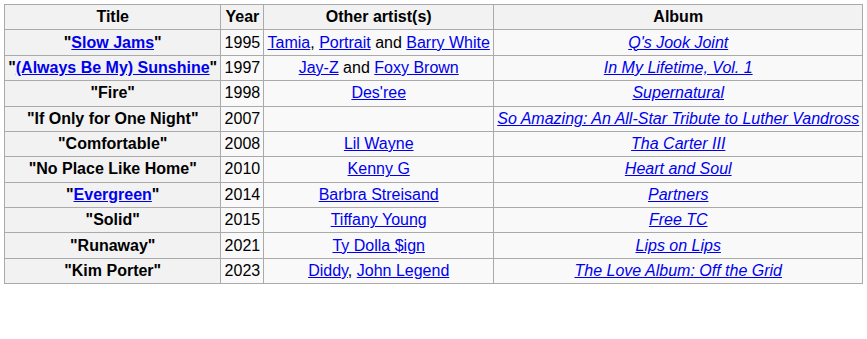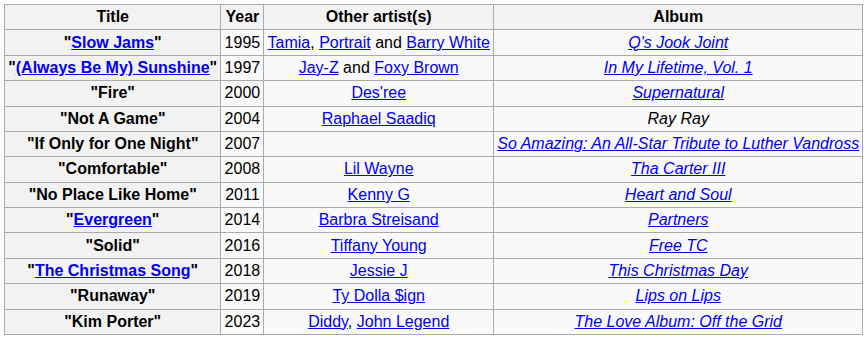(242, 93) 1998 -> (242, 93) 2000
+ row: (113, 118)
(242, 169) 2010 -> (242, 194) 2011
(242, 220) 2015 -> (242, 245) 2016
+ row: (113, 270)
(242, 245) 2021 -> (242, 296) 2019
